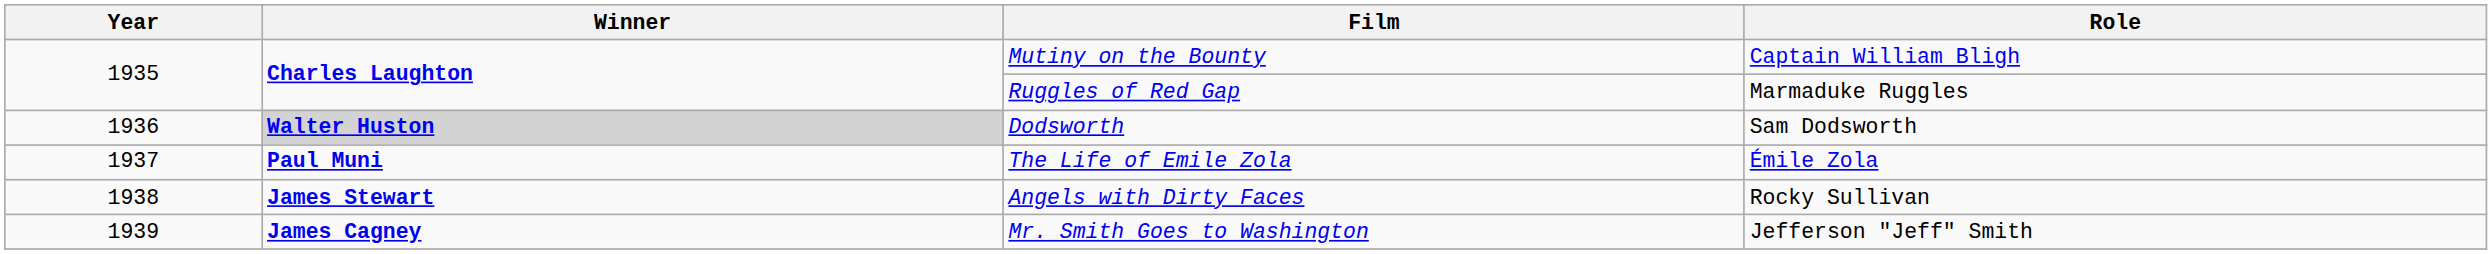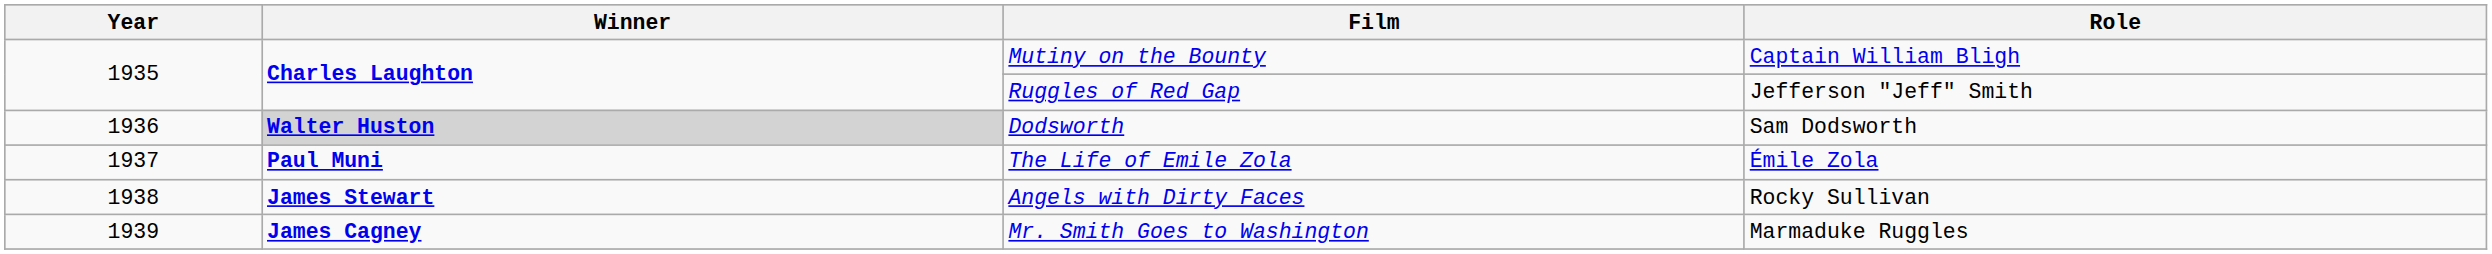(1859, 92) Marmaduke Ruggles -> (1891, 92) Jefferson "Jeff" Smith
(1891, 232) Jefferson "Jeff" Smith -> (1859, 232) Marmaduke Ruggles
